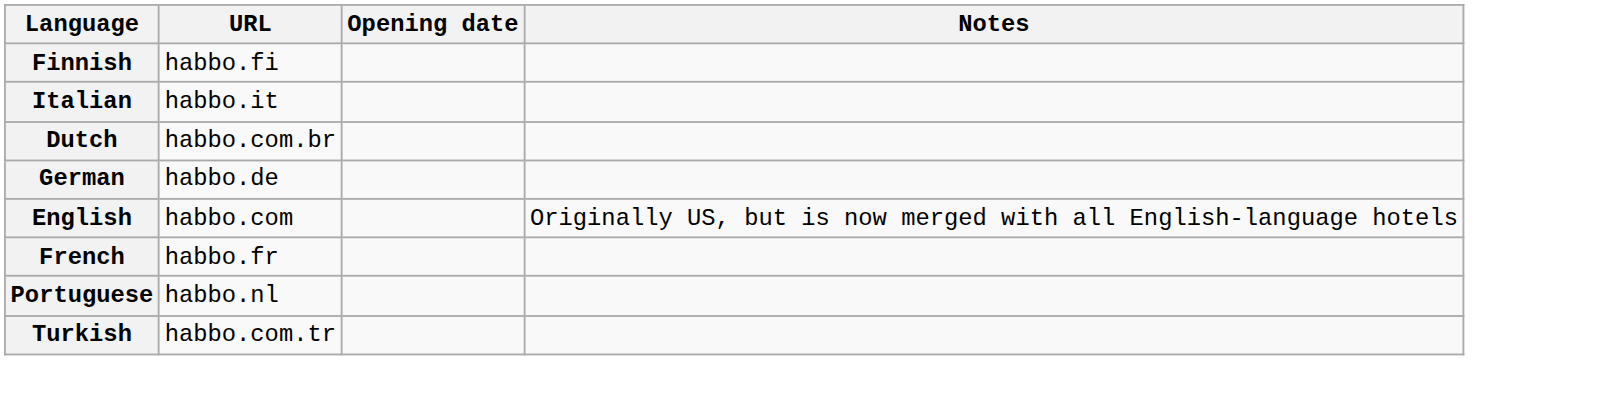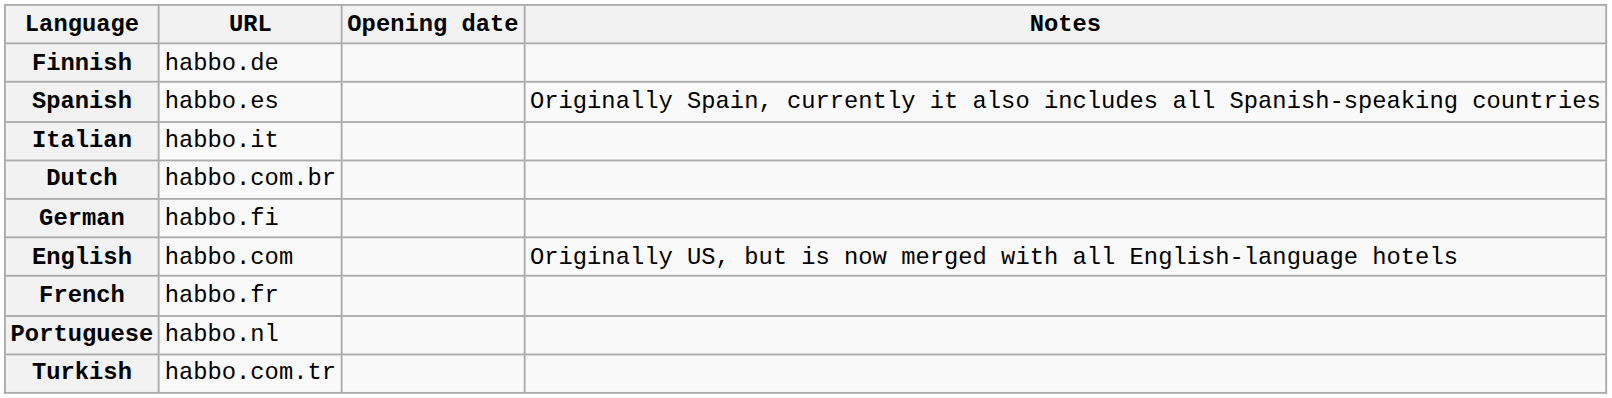(222, 63) habbo.fi -> (222, 63) habbo.de
+ row: (82, 102)
(222, 179) habbo.de -> (222, 218) habbo.fi
